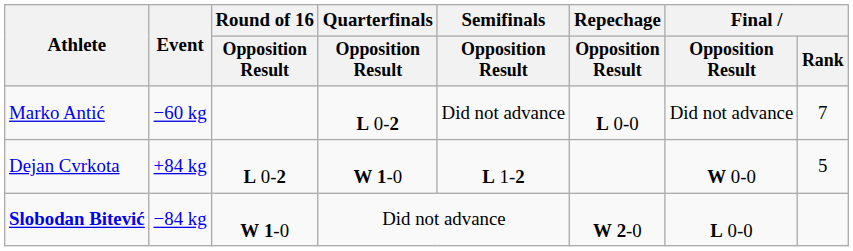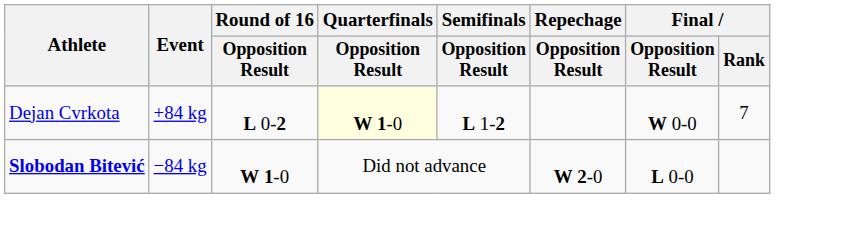- row: (57, 113)
(378, 177) no background -> (378, 124) lightyellow background
(823, 166) 5 -> (744, 113) 7
